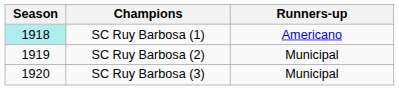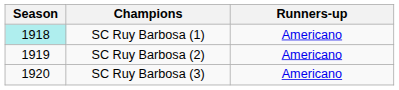(312, 54) Municipal -> (312, 54) Americano
(312, 74) Municipal -> (312, 74) Americano
